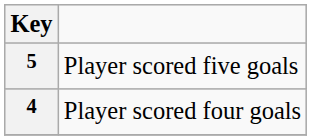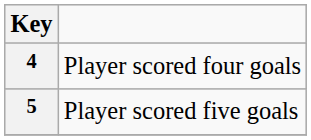rows swapped: (31, 106) <-> (31, 61)
